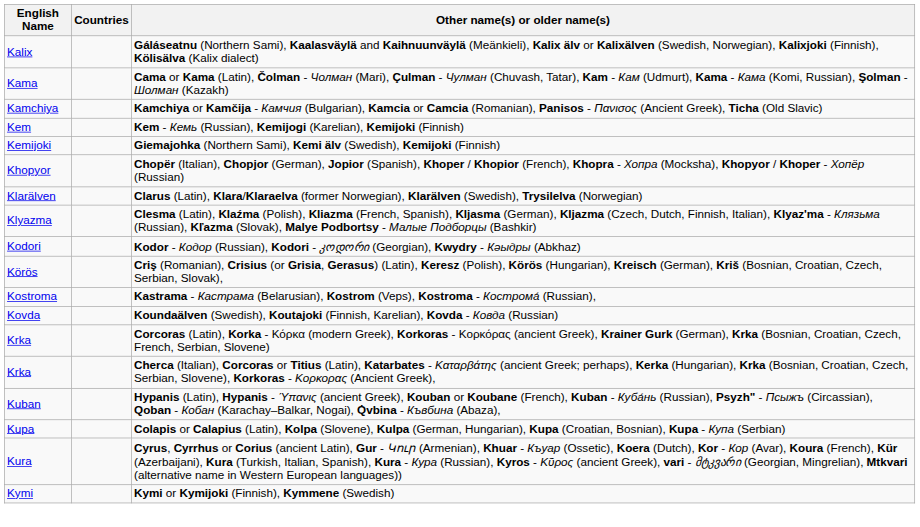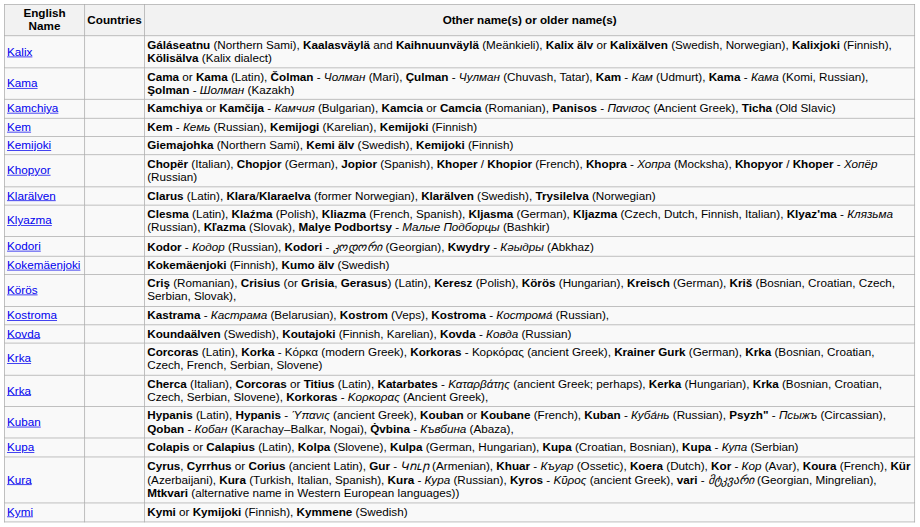+ row: (268, 265)
